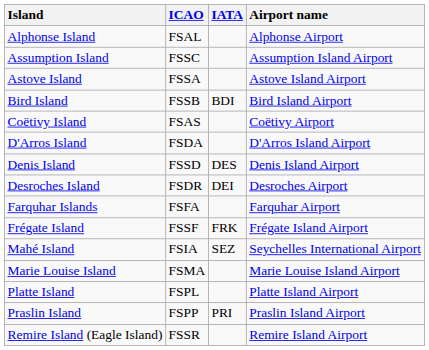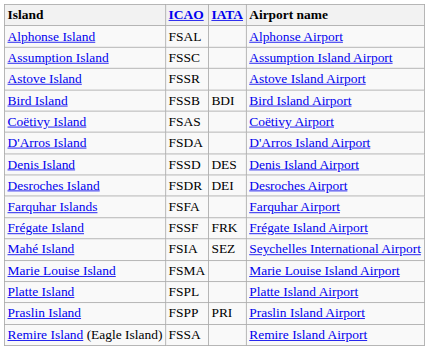(185, 79) FSSA -> (184, 79) FSSR
(184, 334) FSSR -> (185, 334) FSSA
